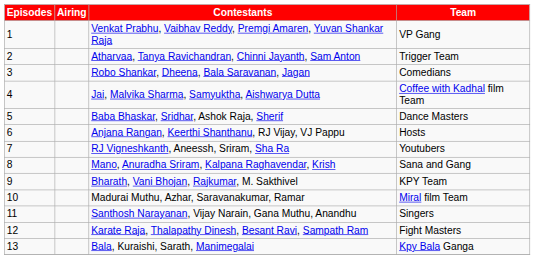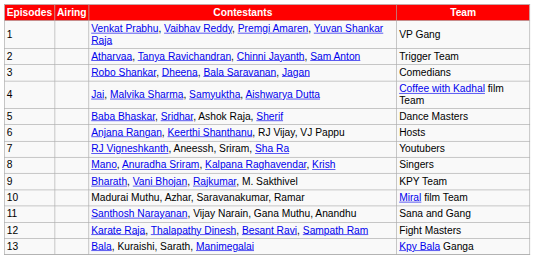(435, 165) Sana and Gang -> (416, 165) Singers
(416, 214) Singers -> (435, 214) Sana and Gang
